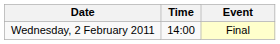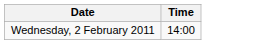- column: (238, 13)
